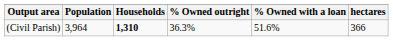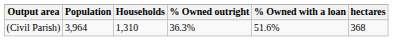(127, 28) bold -> (127, 28) normal
(358, 28) 366 -> (358, 28) 368
